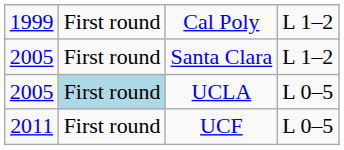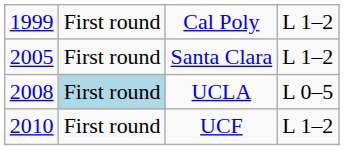(32, 91) 2005 -> (32, 91) 2008
(32, 126) 2011 -> (32, 126) 2010
(308, 126) L 0–5 -> (308, 126) L 1–2
